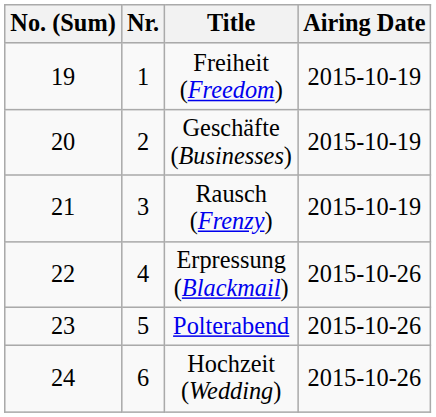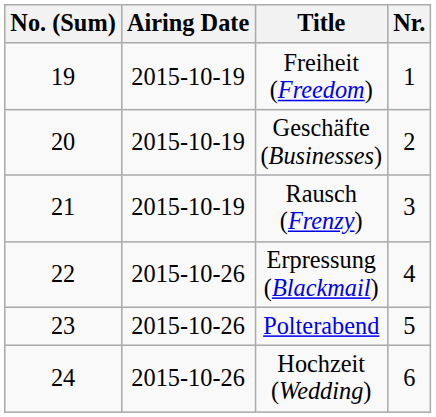columns swapped: (143, 23) <-> (364, 23)
